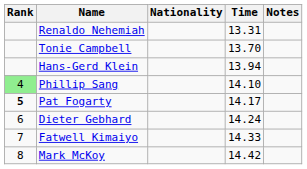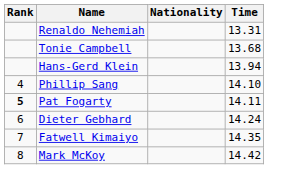- column: (283, 14)
(245, 49) 13.70 -> (245, 49) 13.68
(20, 85) lightgreen background -> (20, 85) no background
(245, 102) 14.17 -> (245, 102) 14.11
(245, 138) 14.33 -> (245, 138) 14.35
